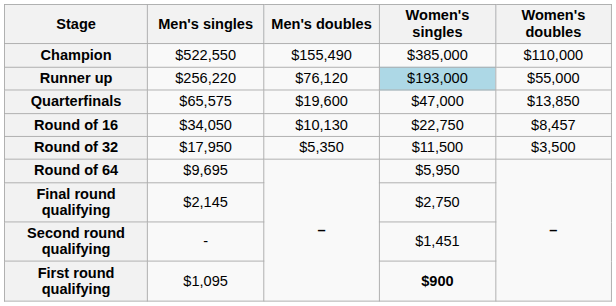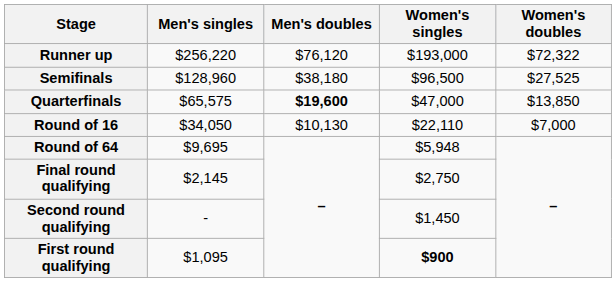- row: (76, 55)
(437, 78) lightblue background -> (437, 55) no background
(553, 78) $55,000 -> (553, 55) $72,322
+ row: (76, 78)
(322, 101) normal -> (322, 101) bold
(437, 124) $22,750 -> (437, 124) $22,110
(553, 124) $8,457 -> (553, 124) $7,000
- row: (76, 147)
(437, 170) $5,950 -> (437, 147) $5,948
(437, 241) $1,451 -> (437, 218) $1,450
